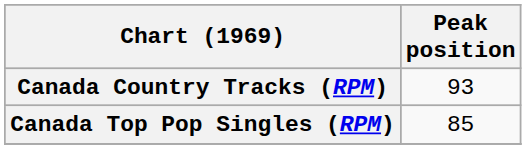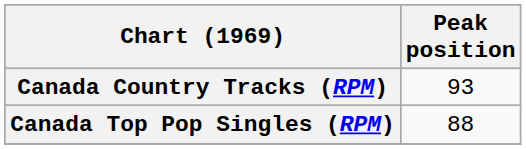(461, 125) 85 -> (461, 125) 88
